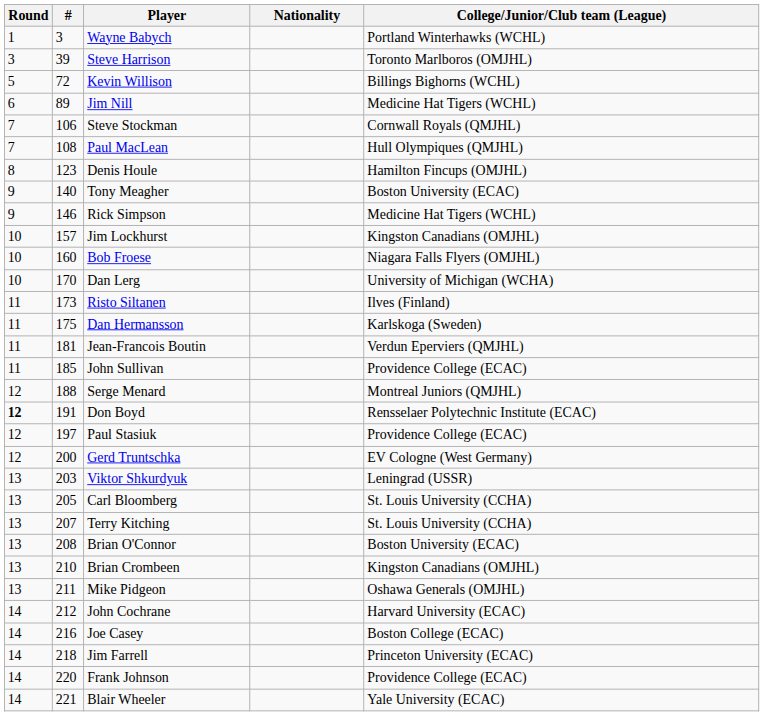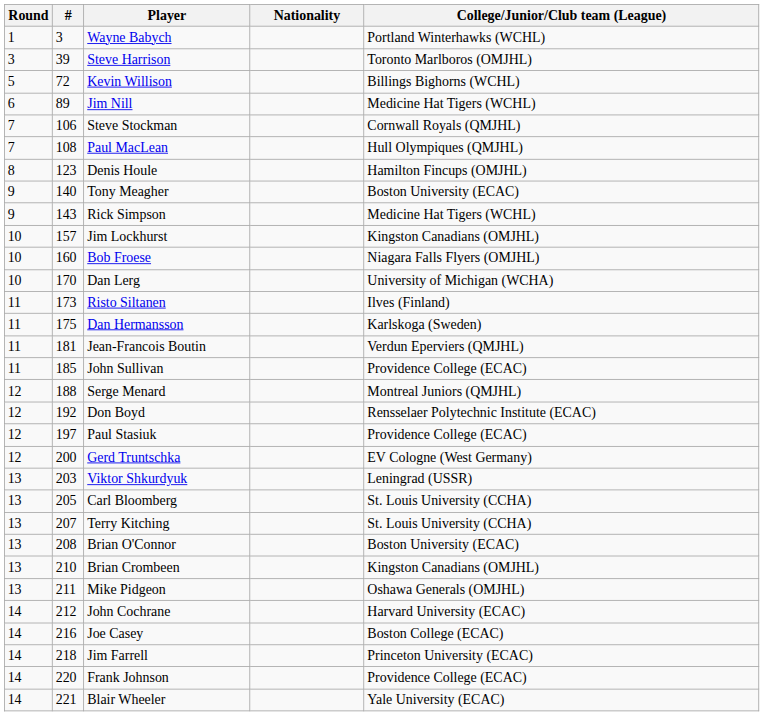(66, 214) 146 -> (66, 214) 143
(15, 412) bold -> (15, 412) normal
(66, 412) 191 -> (66, 412) 192
